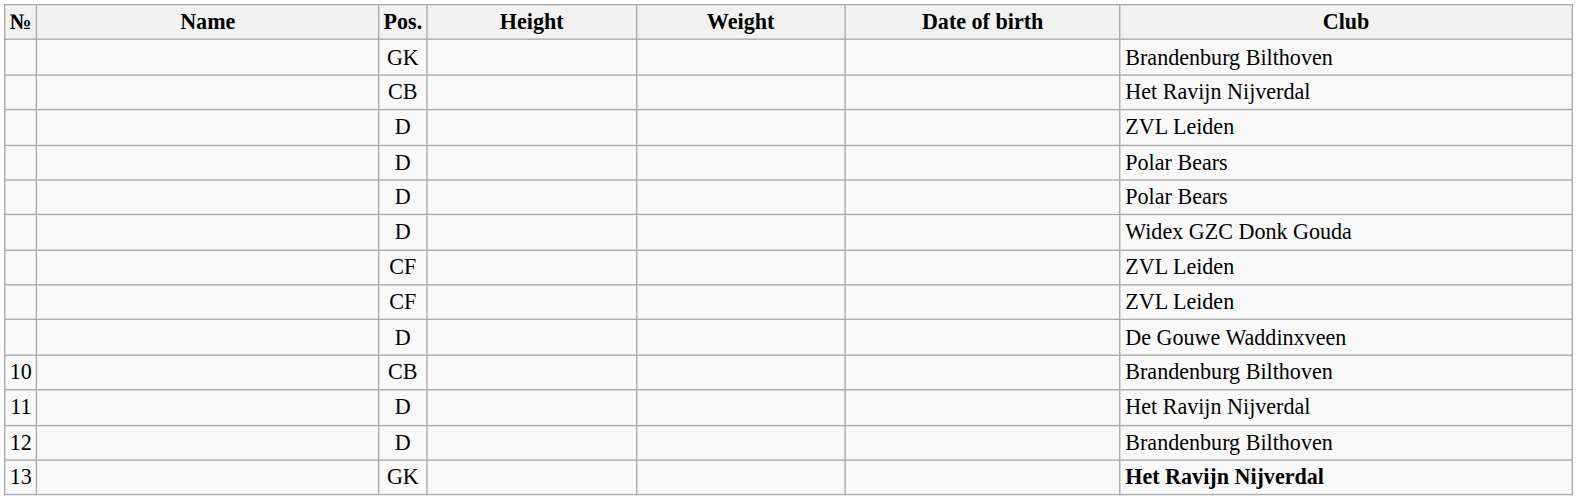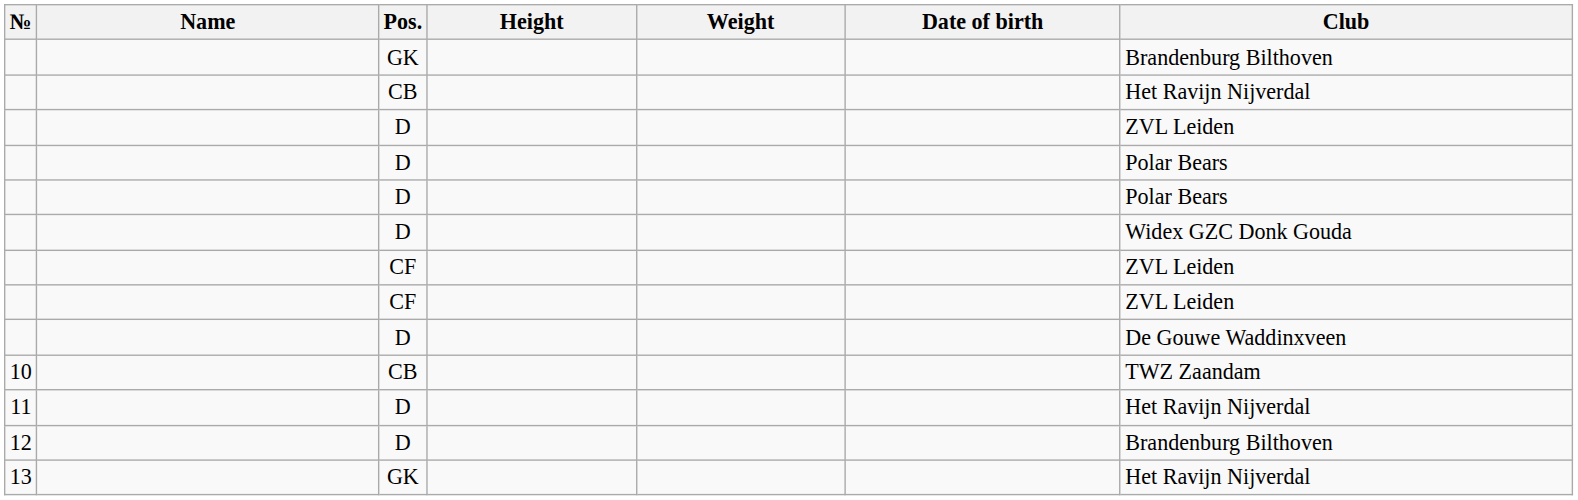(1229, 372) Brandenburg Bilthoven -> (1193, 372) TWZ Zaandam
(1225, 477) bold -> (1218, 477) normal
